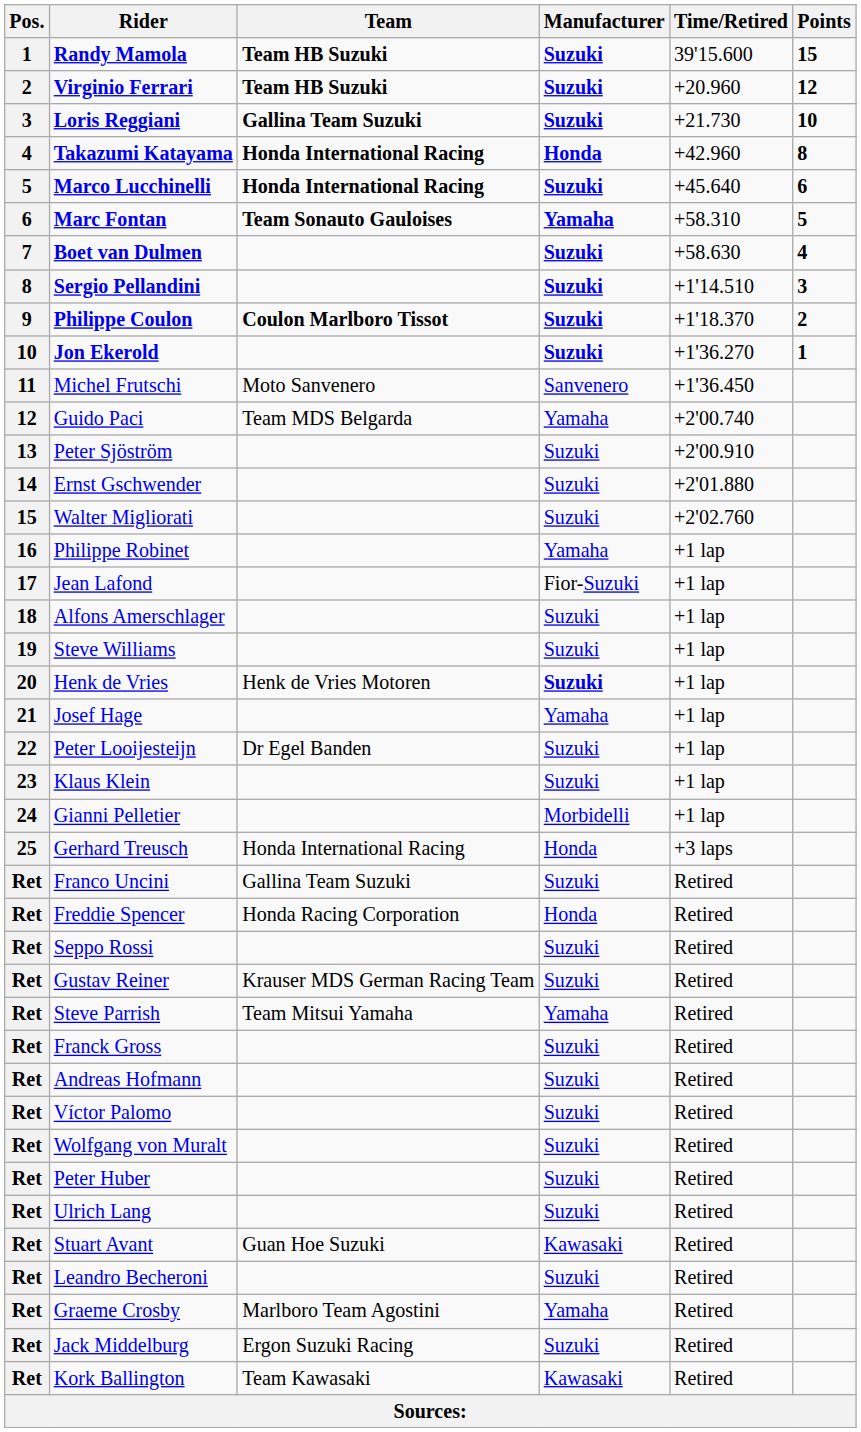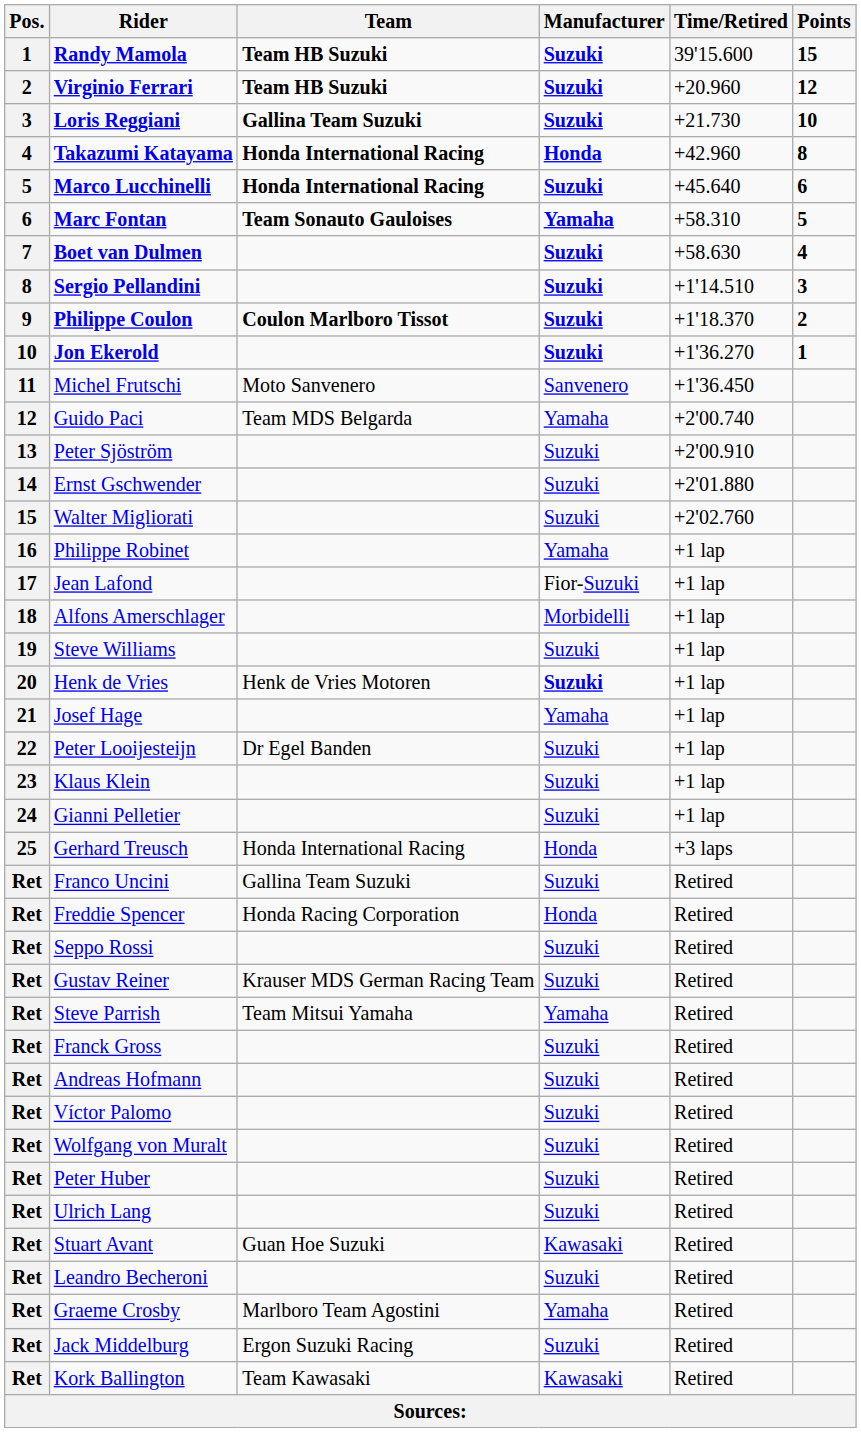(572, 616) Suzuki -> (587, 616) Morbidelli
(587, 815) Morbidelli -> (572, 815) Suzuki
